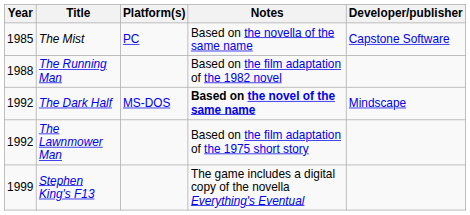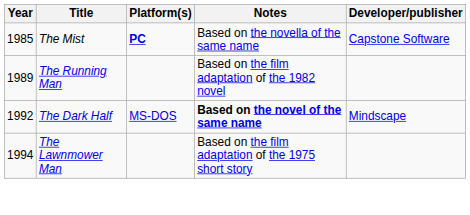(131, 39) normal -> (137, 39) bold
(20, 71) 1988 -> (20, 78) 1989
(20, 142) 1992 -> (20, 155) 1994
- row: (67, 187)
